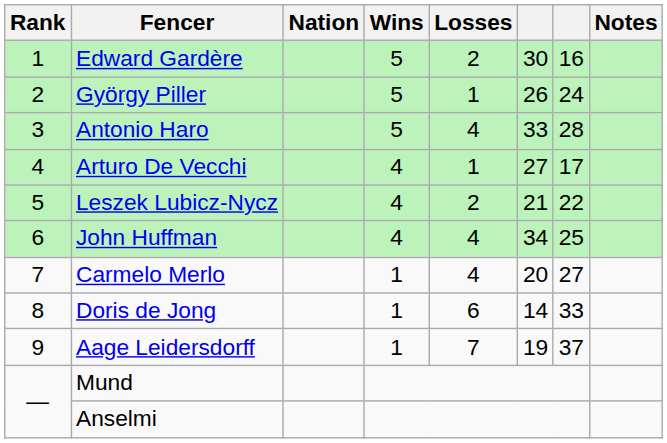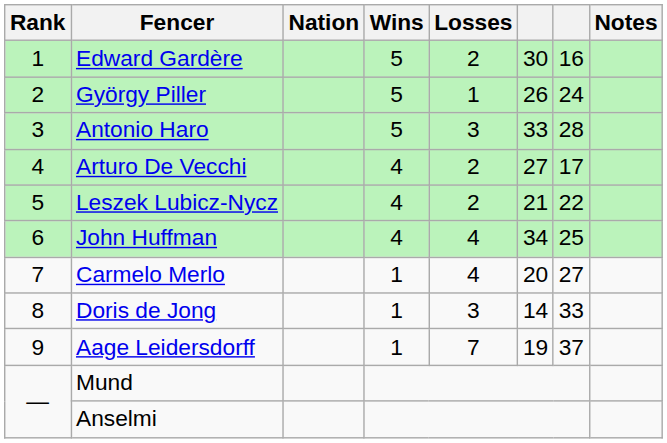(473, 130) 4 -> (473, 130) 3
(473, 166) 1 -> (473, 166) 2
(473, 310) 6 -> (473, 310) 3
